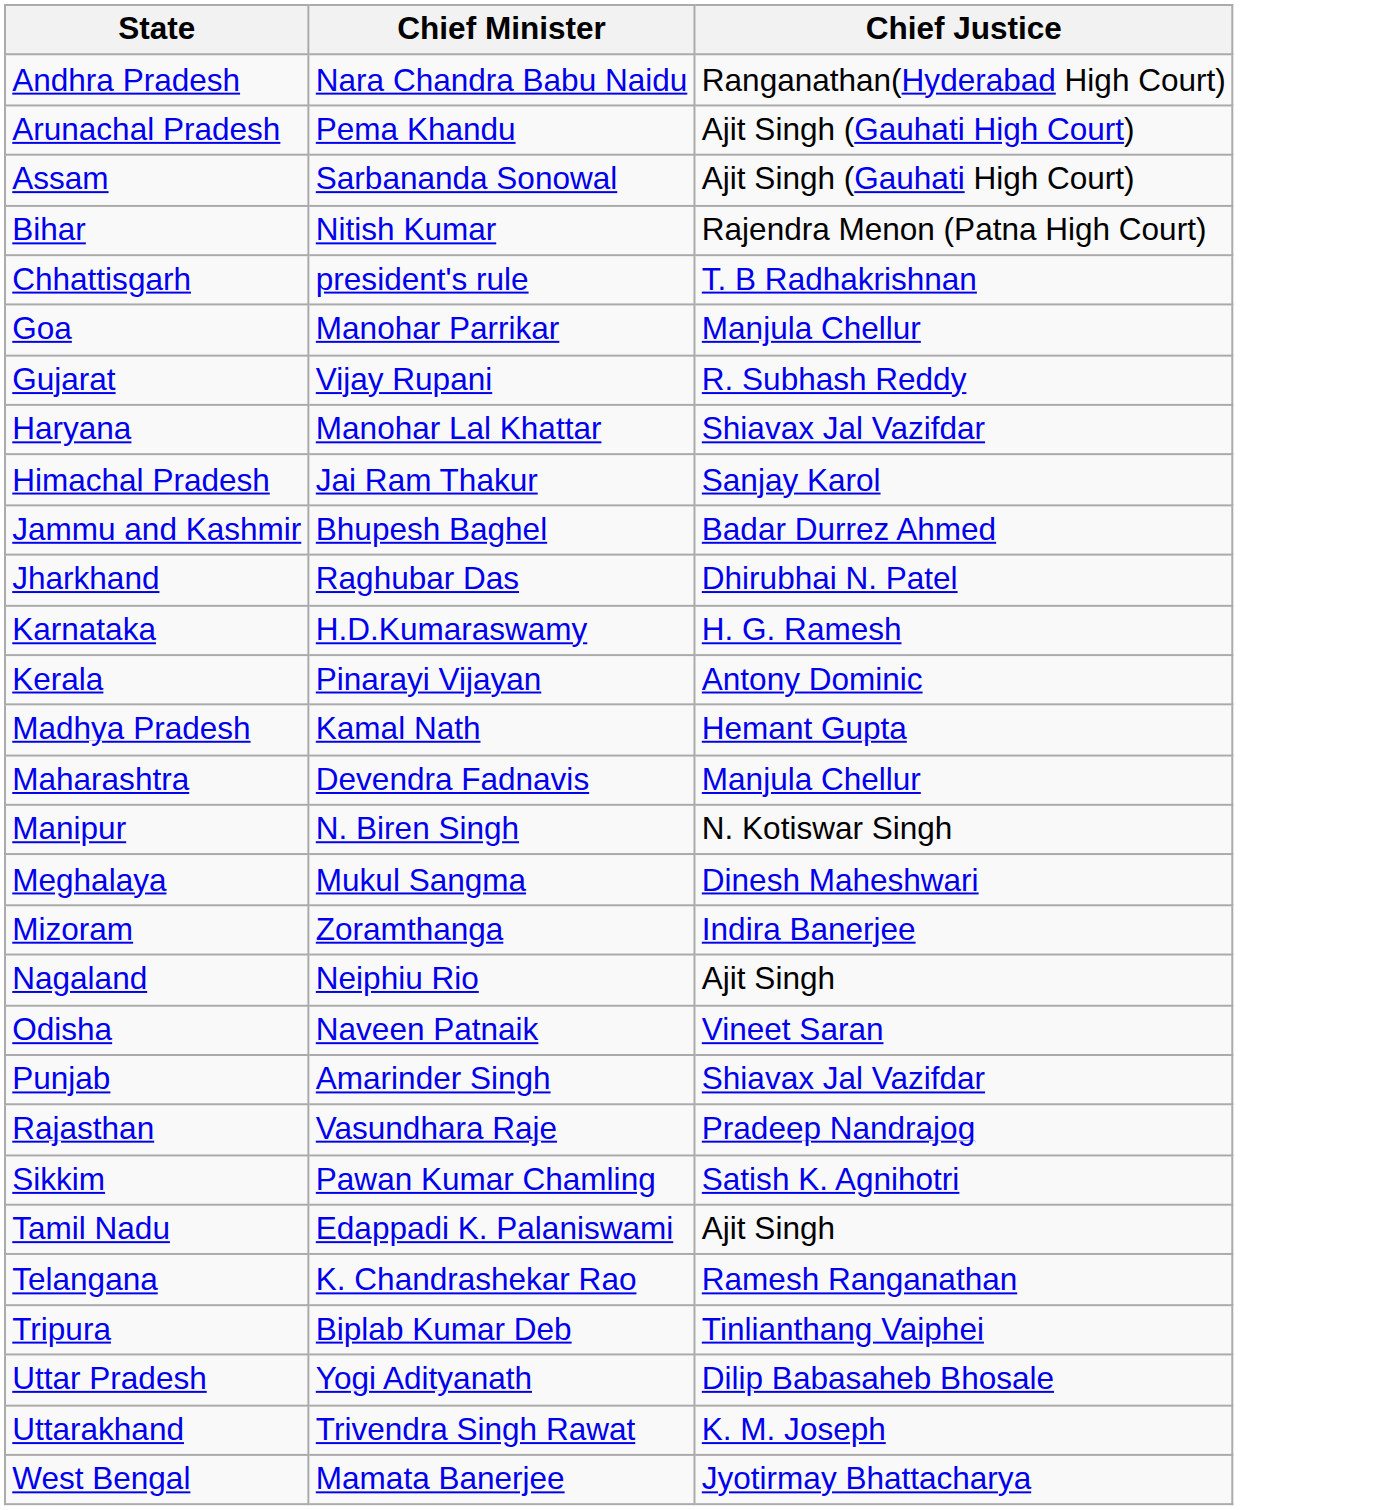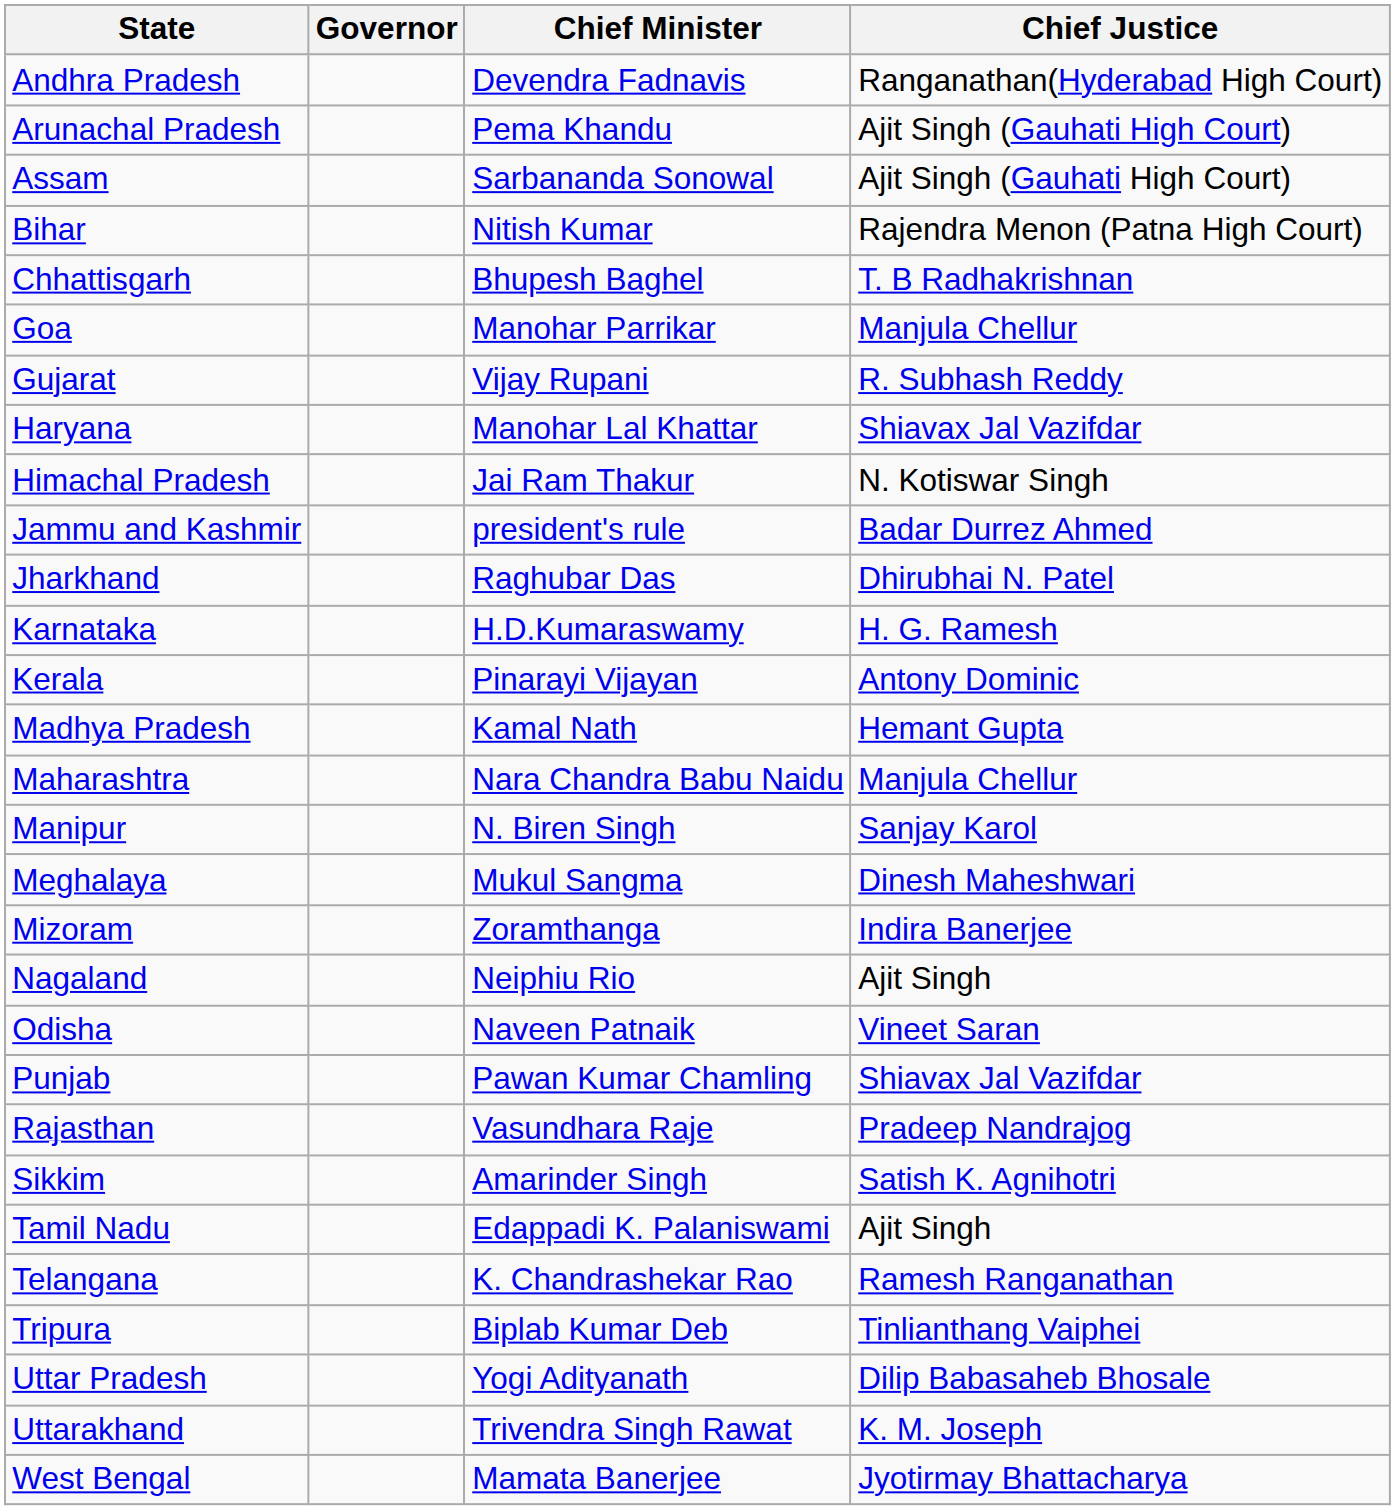+ column: (387, 29)
(502, 79) Nara Chandra Babu Naidu -> (609, 79) Devendra Fadnavis
(422, 279) president's rule -> (588, 279) Bhupesh Baghel
(791, 479) Sanjay Karol -> (983, 479) N. Kotiswar Singh
(431, 529) Bhupesh Baghel -> (579, 529) president's rule
(452, 779) Devendra Fadnavis -> (658, 779) Nara Chandra Babu Naidu
(827, 829) N. Kotiswar Singh -> (948, 829) Sanjay Karol
(433, 1079) Amarinder Singh -> (642, 1079) Pawan Kumar Chamling
(486, 1179) Pawan Kumar Chamling -> (590, 1179) Amarinder Singh
